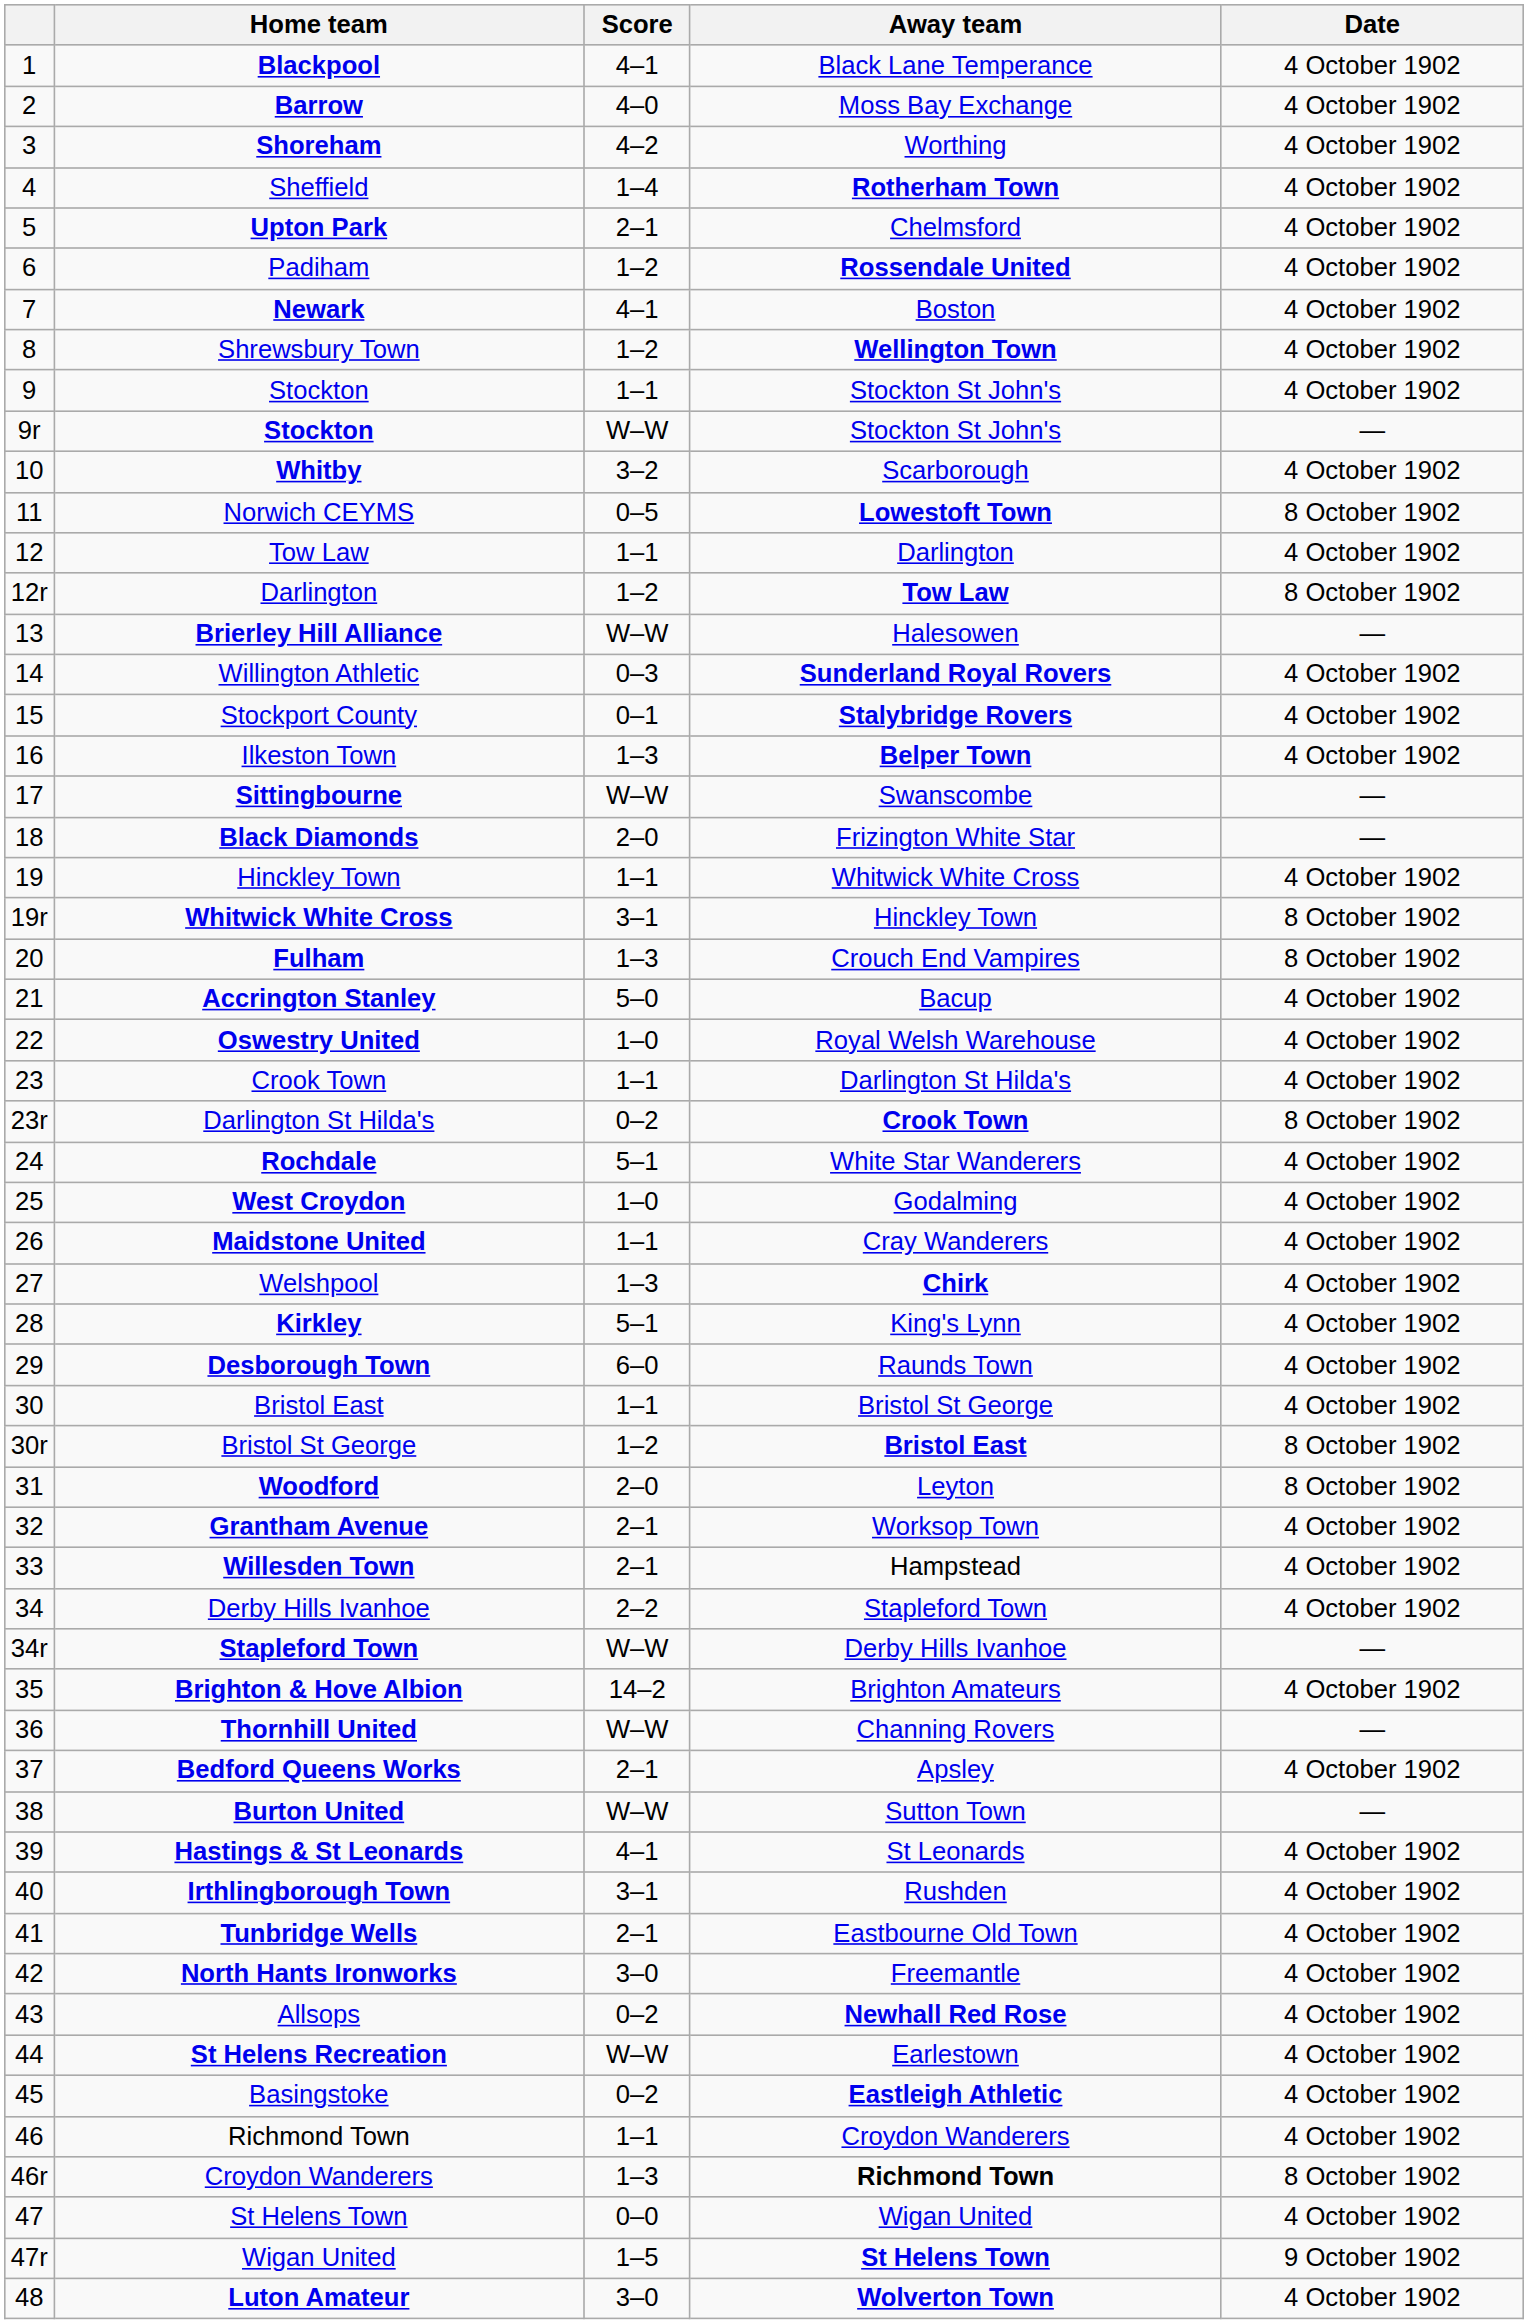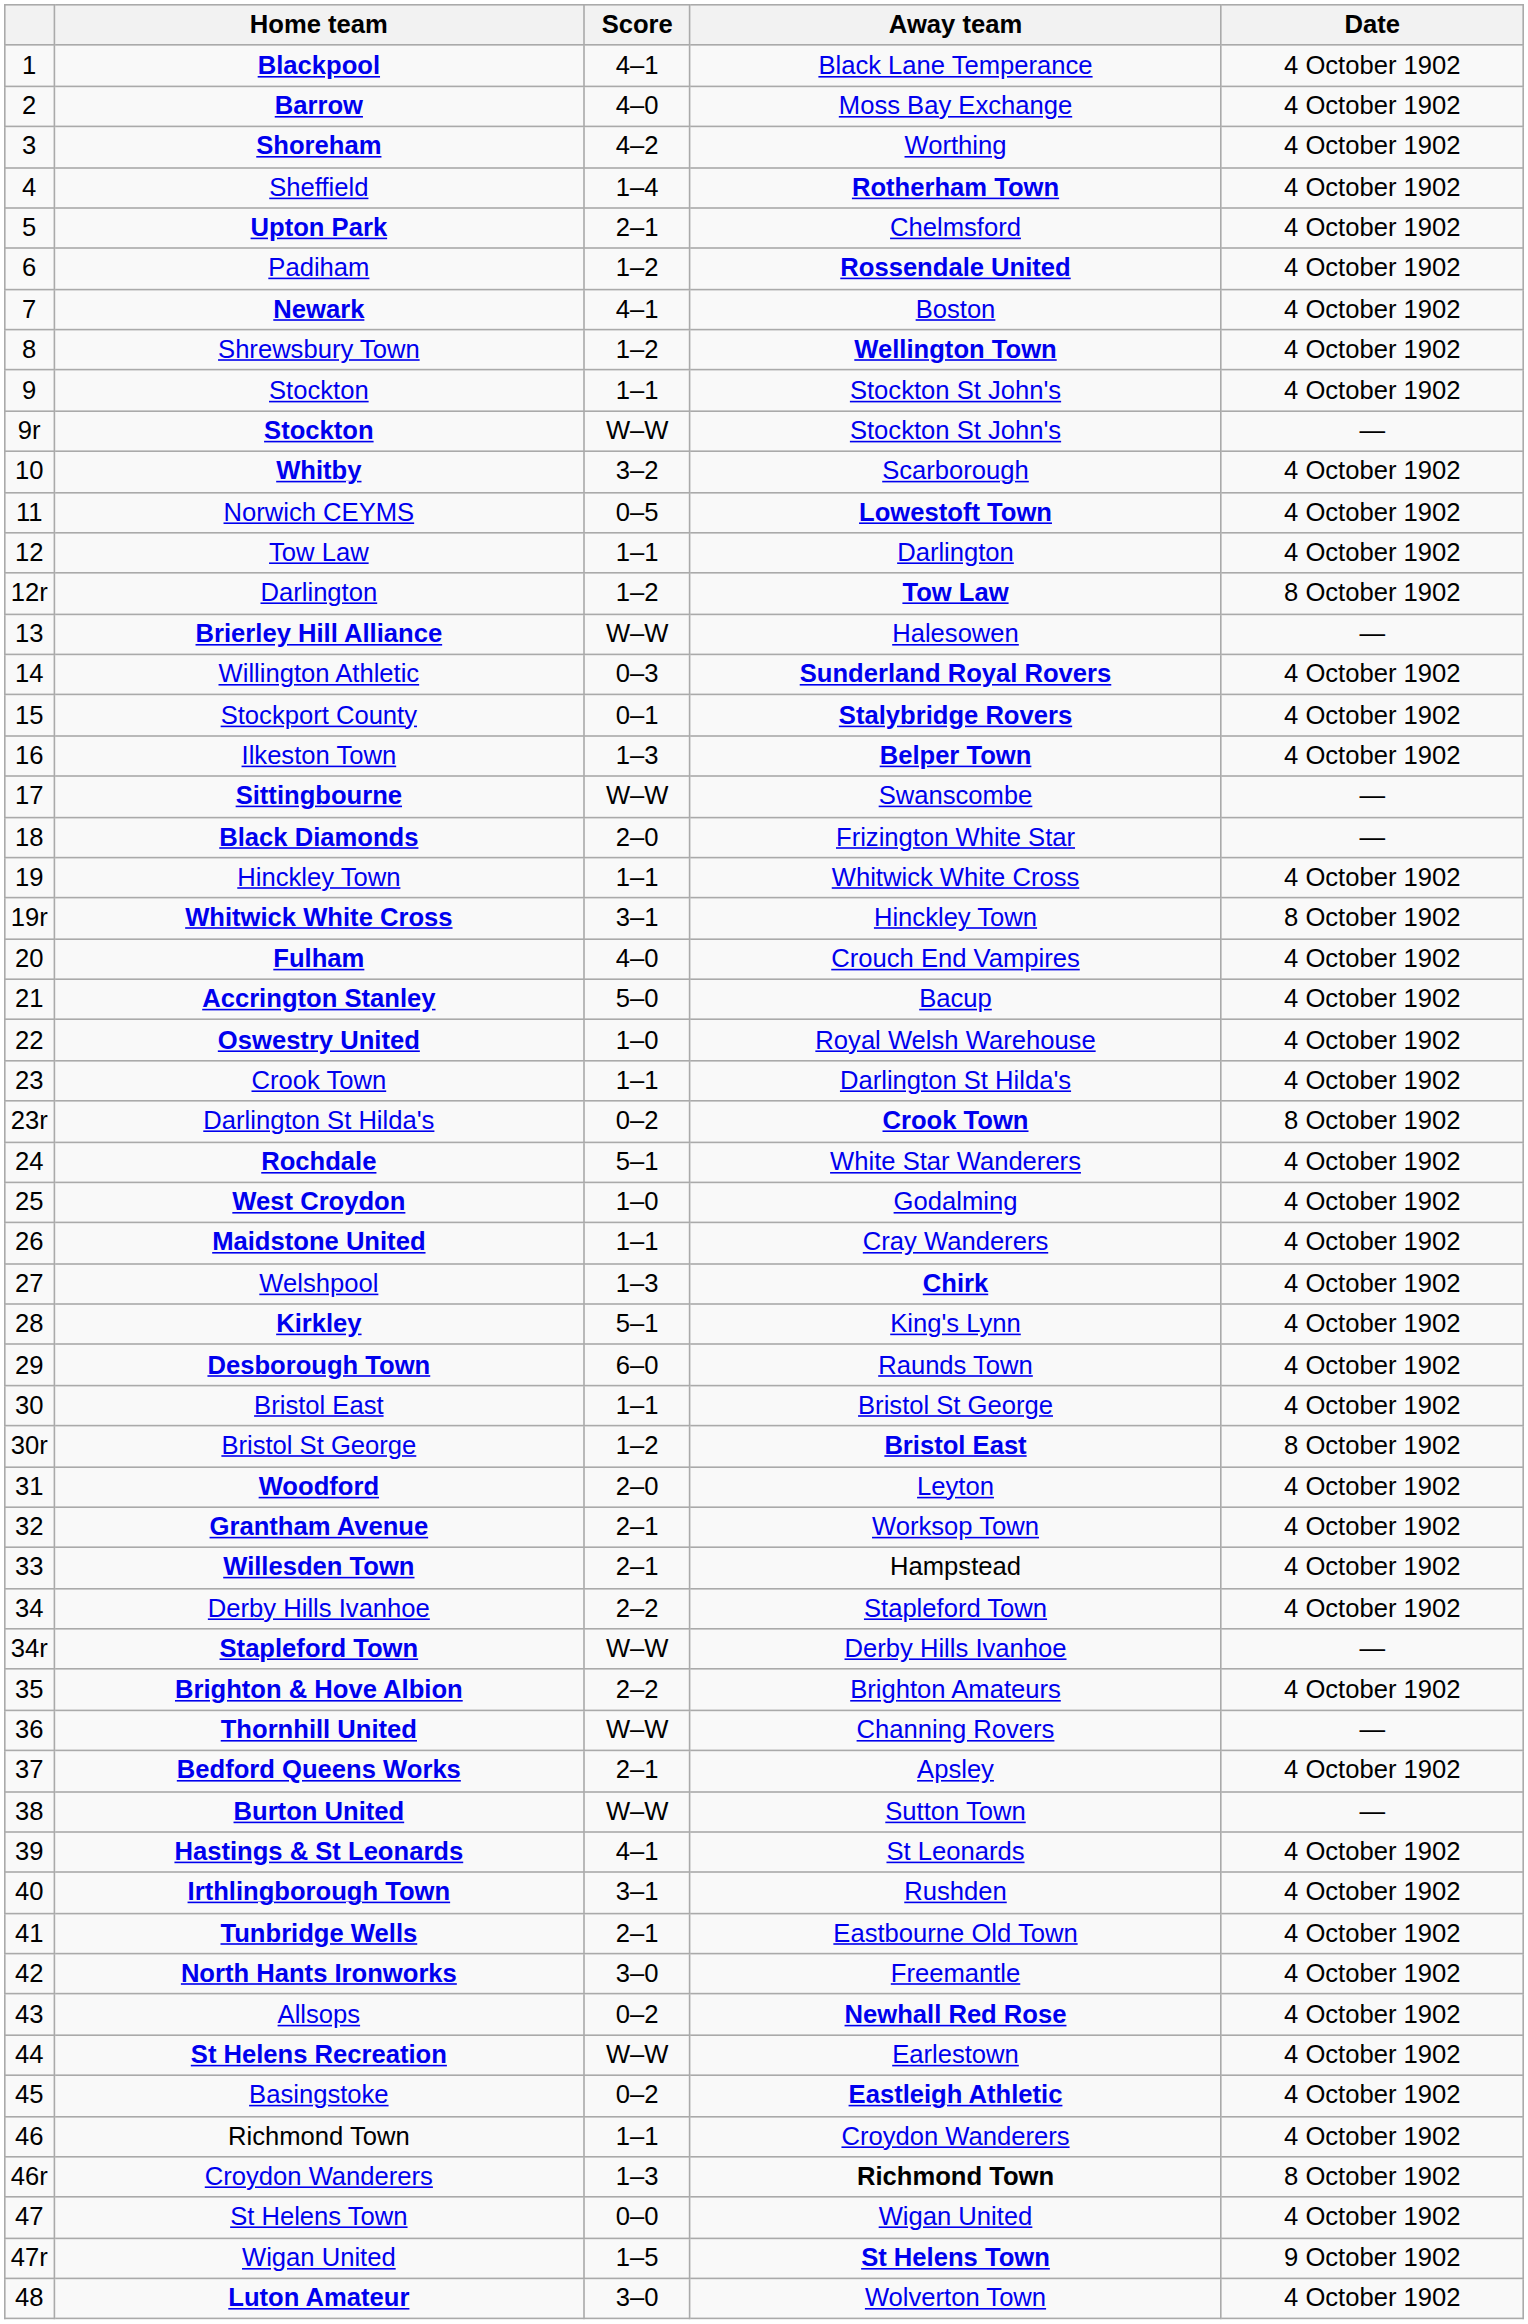(1372, 512) 8 October 1902 -> (1372, 512) 4 October 1902
(637, 958) 1–3 -> (637, 958) 4–0
(1372, 958) 8 October 1902 -> (1372, 958) 4 October 1902
(1372, 1486) 8 October 1902 -> (1372, 1486) 4 October 1902
(637, 1689) 14–2 -> (637, 1689) 2–2
(956, 2298) bold -> (956, 2298) normal
